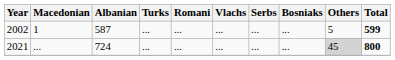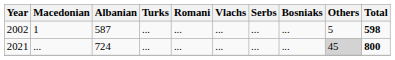(372, 30) 599 -> (372, 30) 598
